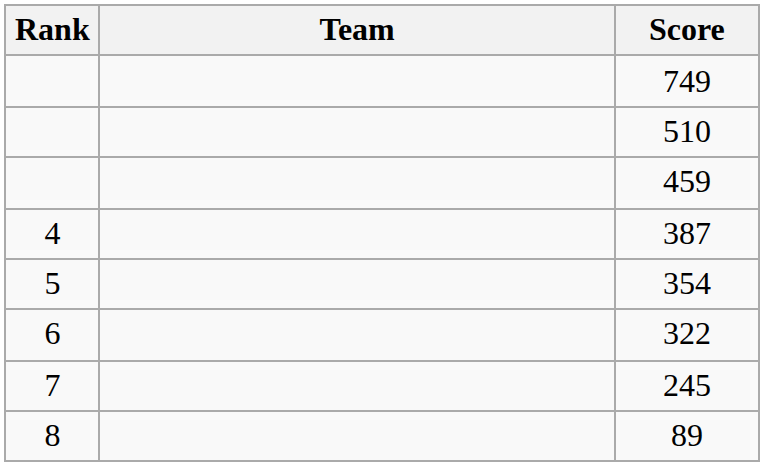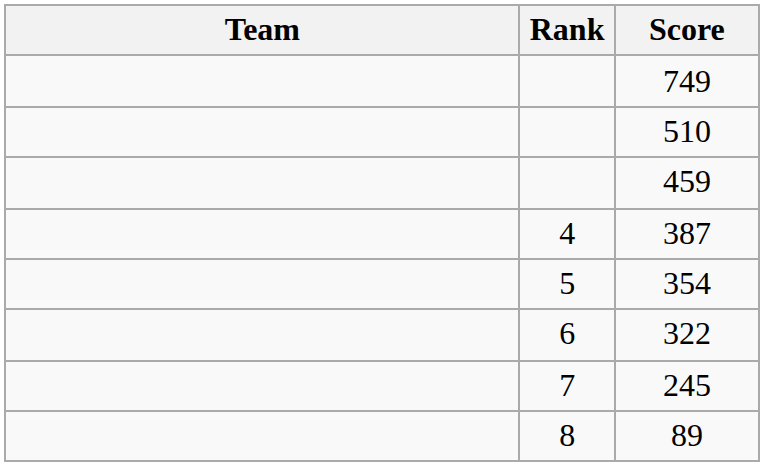columns swapped: (52, 29) <-> (357, 29)
